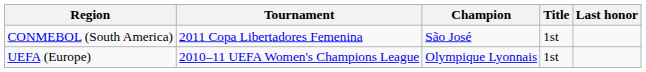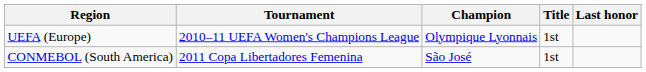rows swapped: (90, 36) <-> (49, 57)
